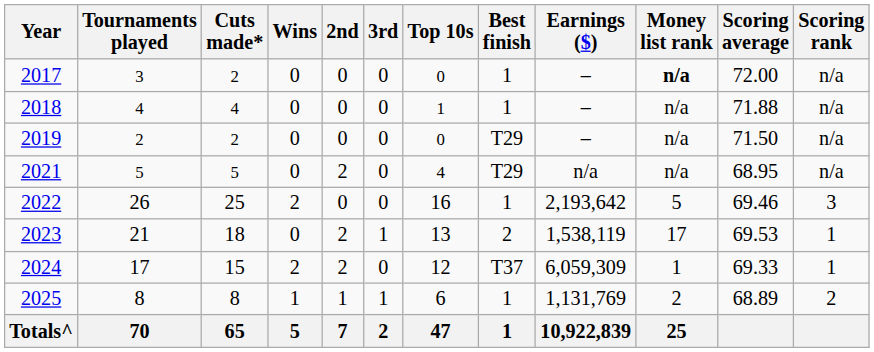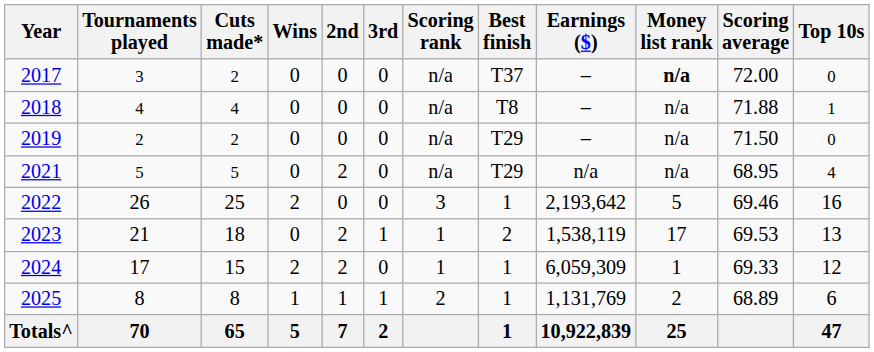columns swapped: (441, 31) <-> (831, 31)
(507, 75) 1 -> (507, 75) T37
(507, 107) 1 -> (507, 107) T8
(507, 266) T37 -> (507, 266) 1
